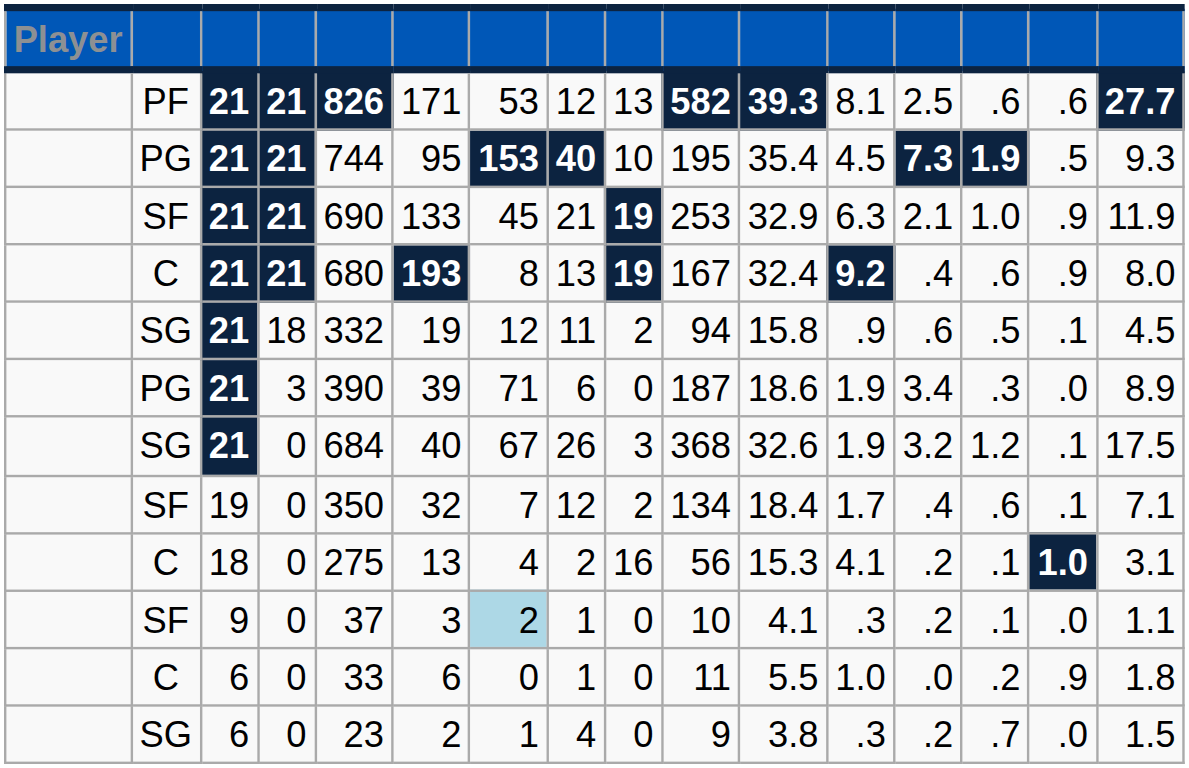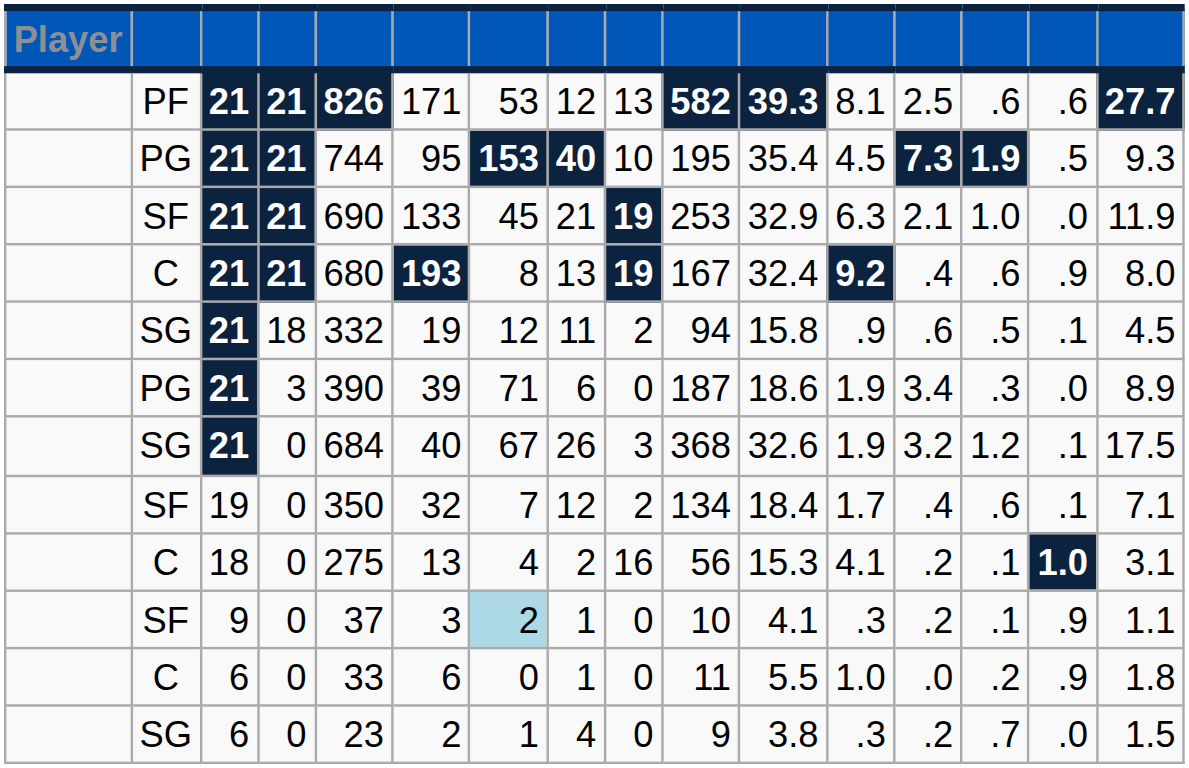(1073, 216) .9 -> (1073, 216) .0
(1073, 619) .0 -> (1073, 619) .9
